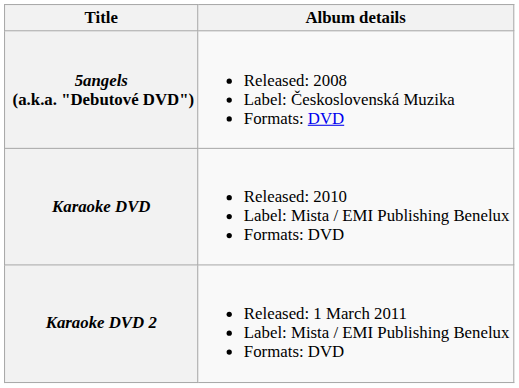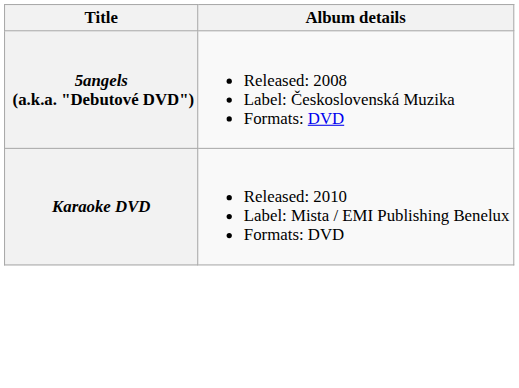- row: (101, 323)
